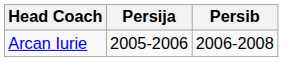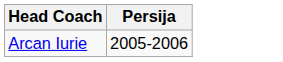- column: (235, 17)
